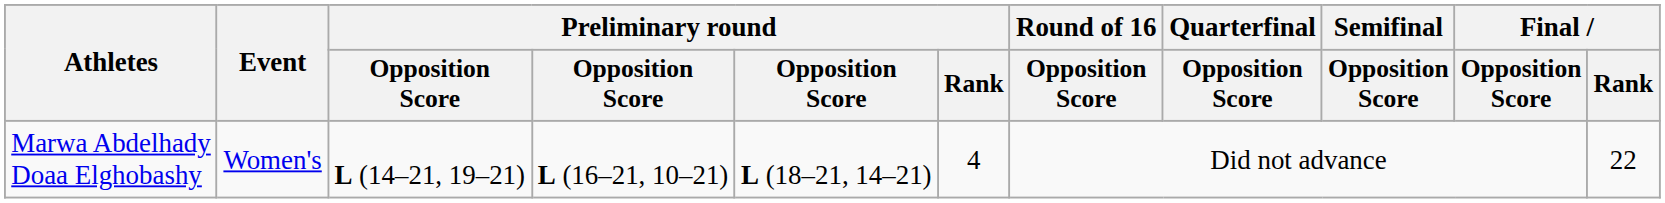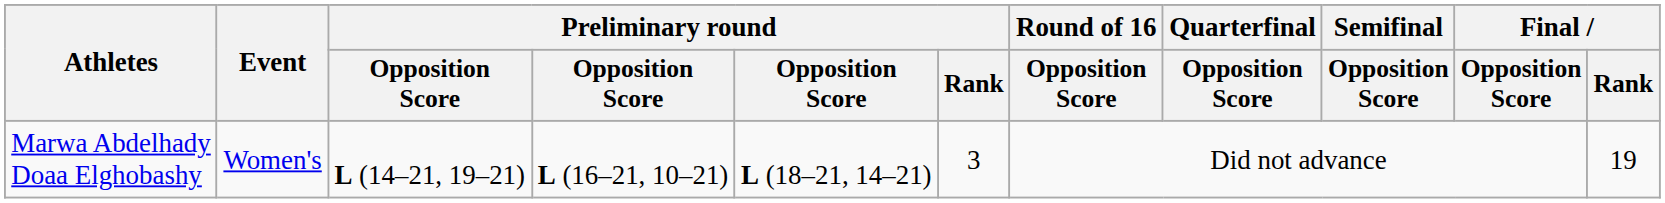(974, 159) 4 -> (974, 159) 3
(1623, 159) 22 -> (1623, 159) 19
